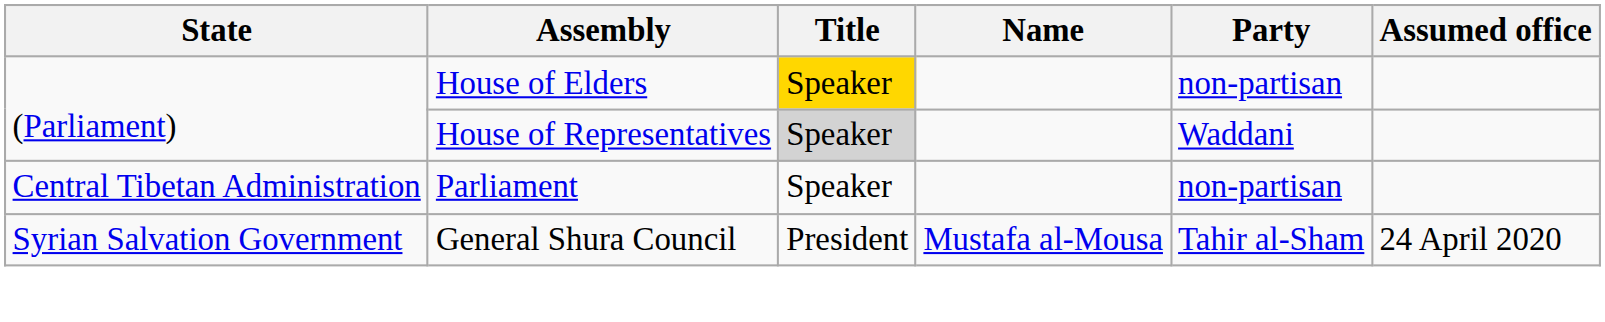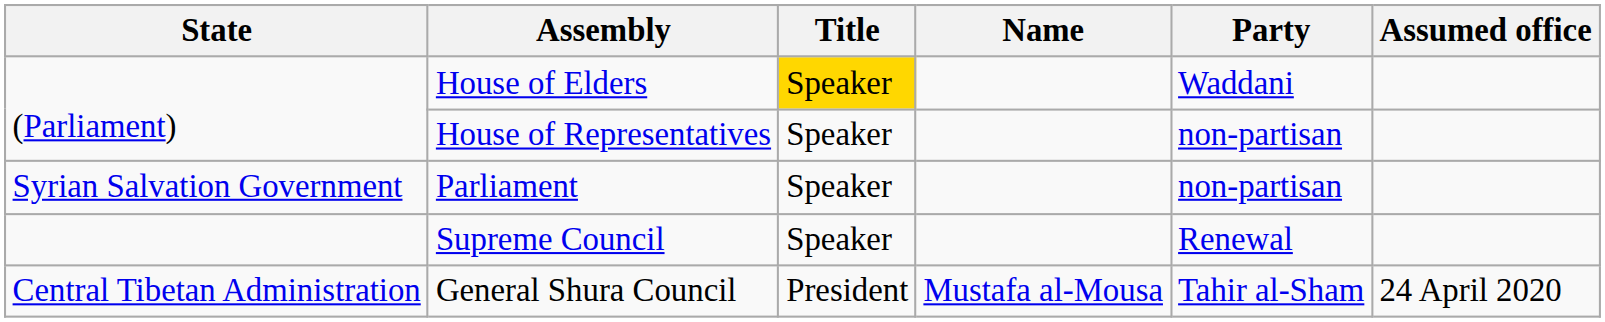(1260, 82) non-partisan -> (1236, 82) Waddani
(839, 134) lightgrey background -> (839, 134) no background
(1236, 134) Waddani -> (1260, 134) non-partisan
(217, 186) Central Tibetan Administration -> (208, 186) Syrian Salvation Government
+ row: (550, 238)
(208, 238) Syrian Salvation Government -> (217, 290) Central Tibetan Administration
